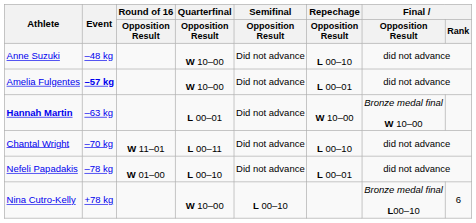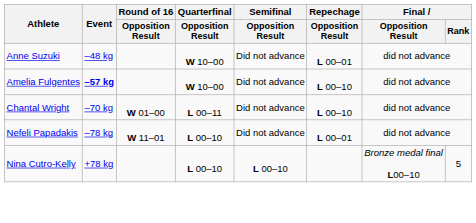(334, 62) L 00–10 -> (334, 62) L 00–01
(334, 87) L 00–01 -> (334, 87) L 00–10
- row: (40, 113)
(146, 149) W 11–01 -> (146, 113) W 01–00
(146, 175) W 01–00 -> (146, 139) W 11–01
(205, 206) W 10–00 -> (205, 169) L 00–10
(458, 200) 6 -> (458, 164) 5
